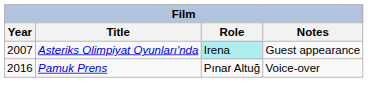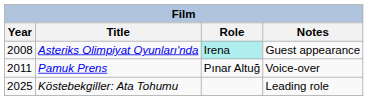(20, 50) 2007 -> (20, 50) 2008
(20, 68) 2016 -> (19, 68) 2011
+ row: (108, 87)
